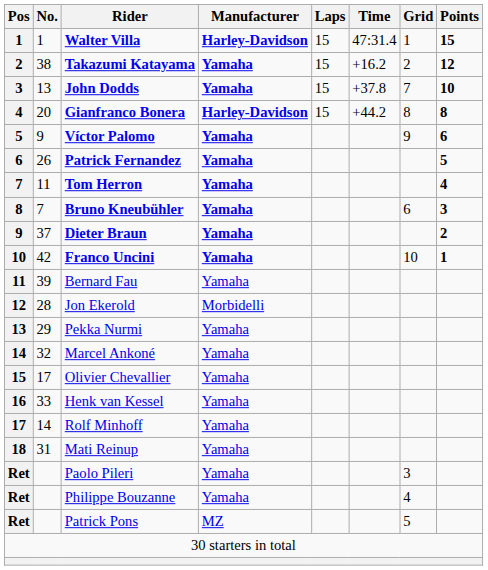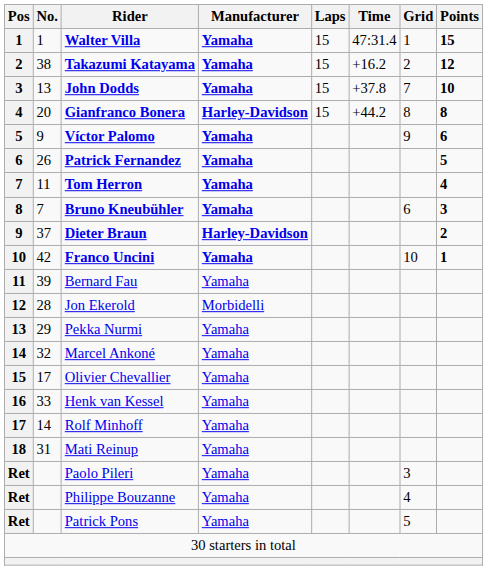(255, 40) Harley-Davidson -> (227, 40) Yamaha
(227, 233) Yamaha -> (255, 233) Harley-Davidson
(213, 521) MZ -> (225, 521) Yamaha
